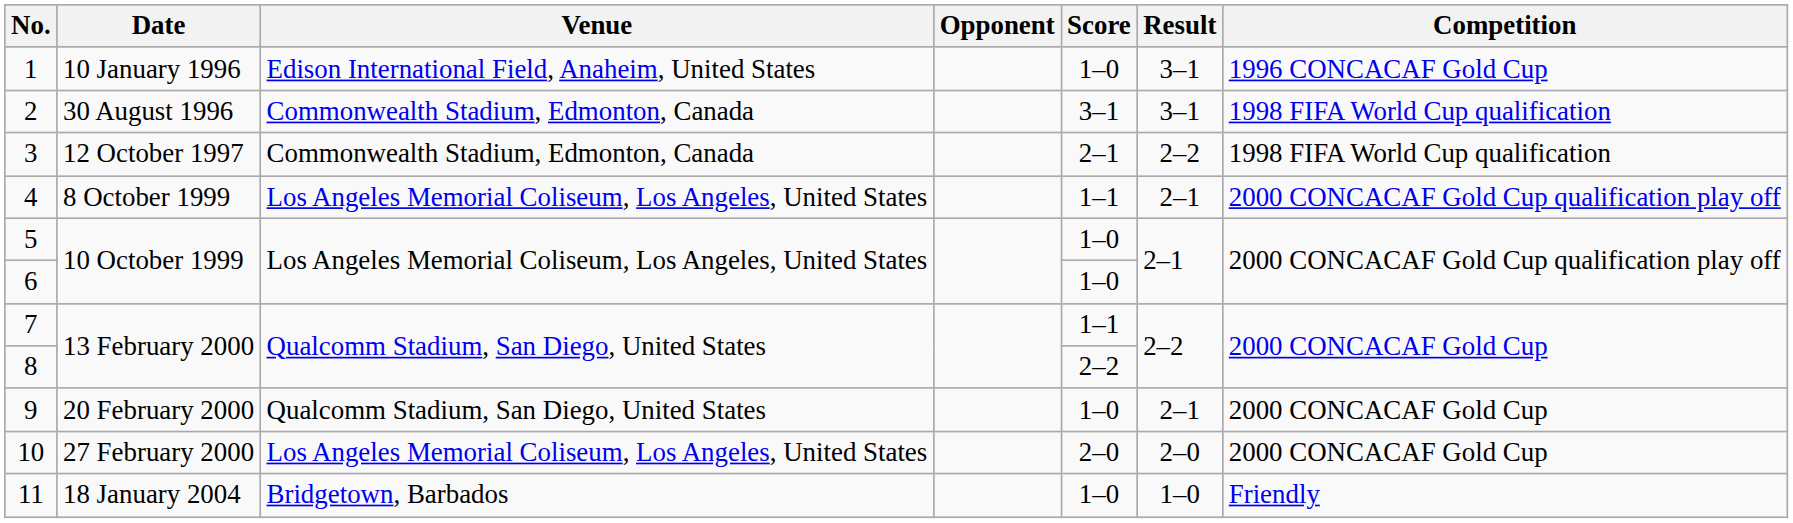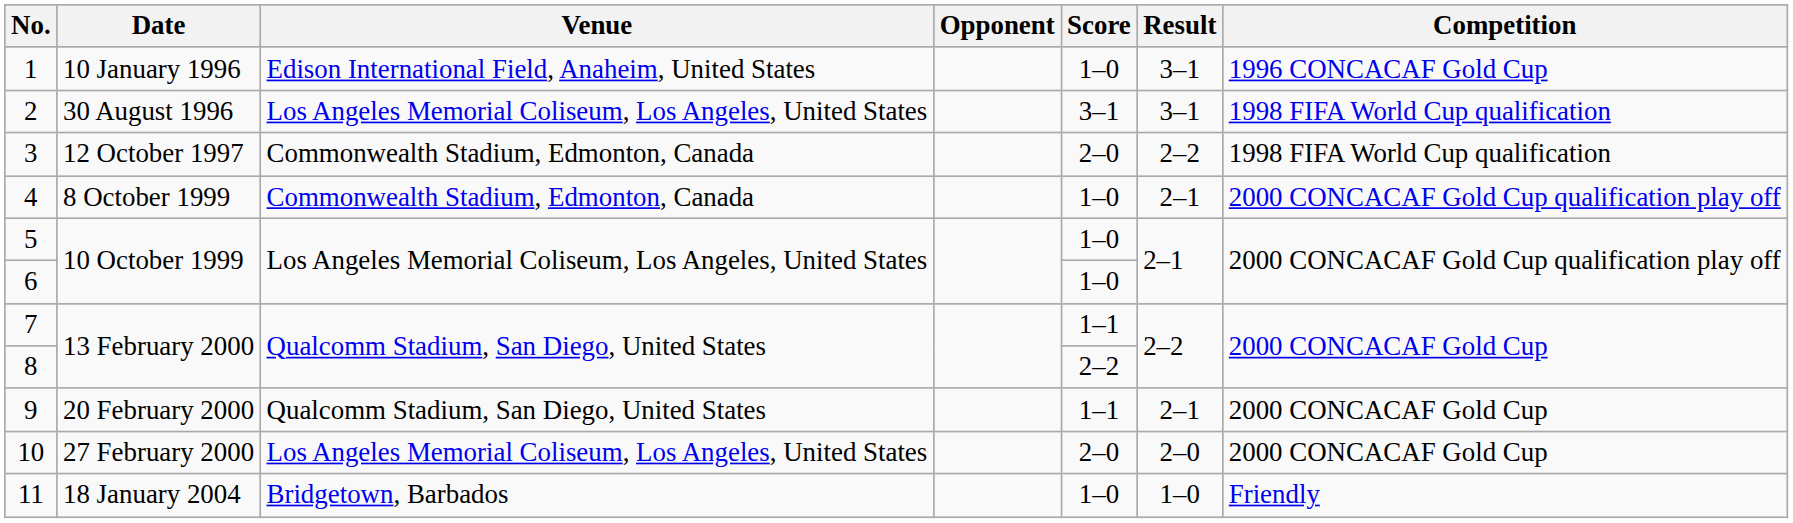(510, 111) Commonwealth Stadium, Edmonton, Canada -> (597, 111) Los Angeles Memorial Coliseum, Los Angeles, United States
(1099, 153) 2–1 -> (1099, 153) 2–0
(597, 196) Los Angeles Memorial Coliseum, Los Angeles, United States -> (510, 196) Commonwealth Stadium, Edmonton, Canada
(1099, 196) 1–1 -> (1099, 196) 1–0
(1099, 409) 1–0 -> (1099, 409) 1–1
